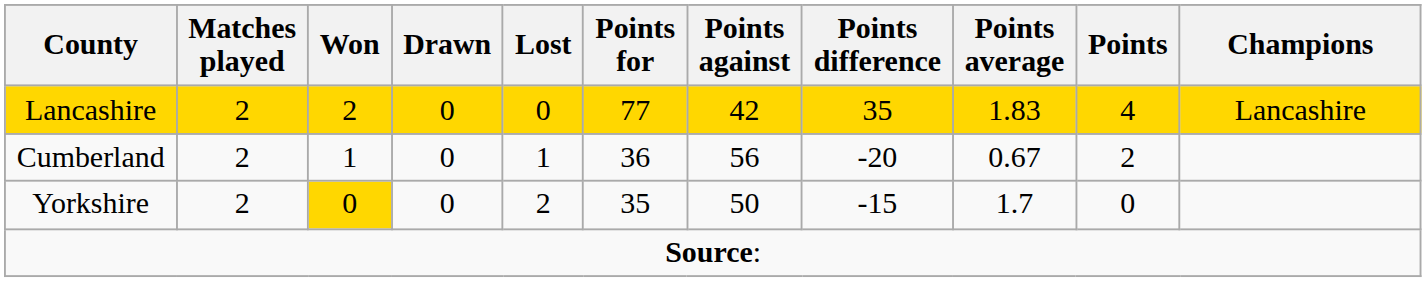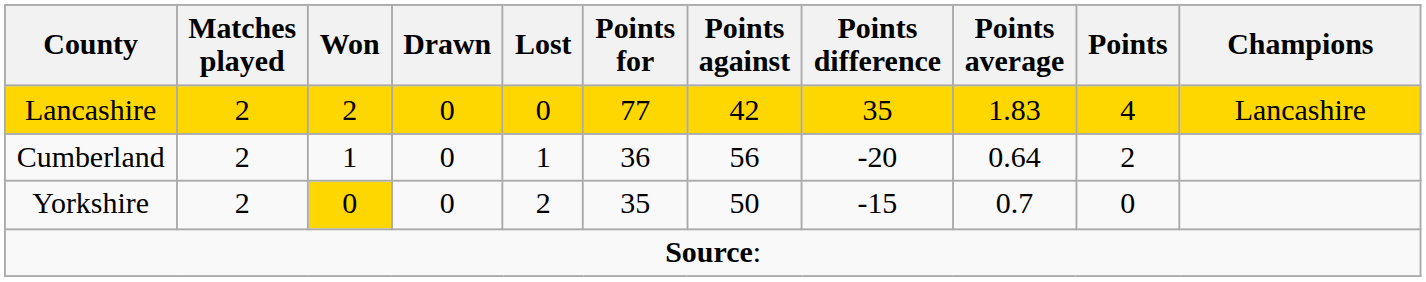(1015, 156) 0.67 -> (1015, 156) 0.64
(1015, 204) 1.7 -> (1015, 204) 0.7
